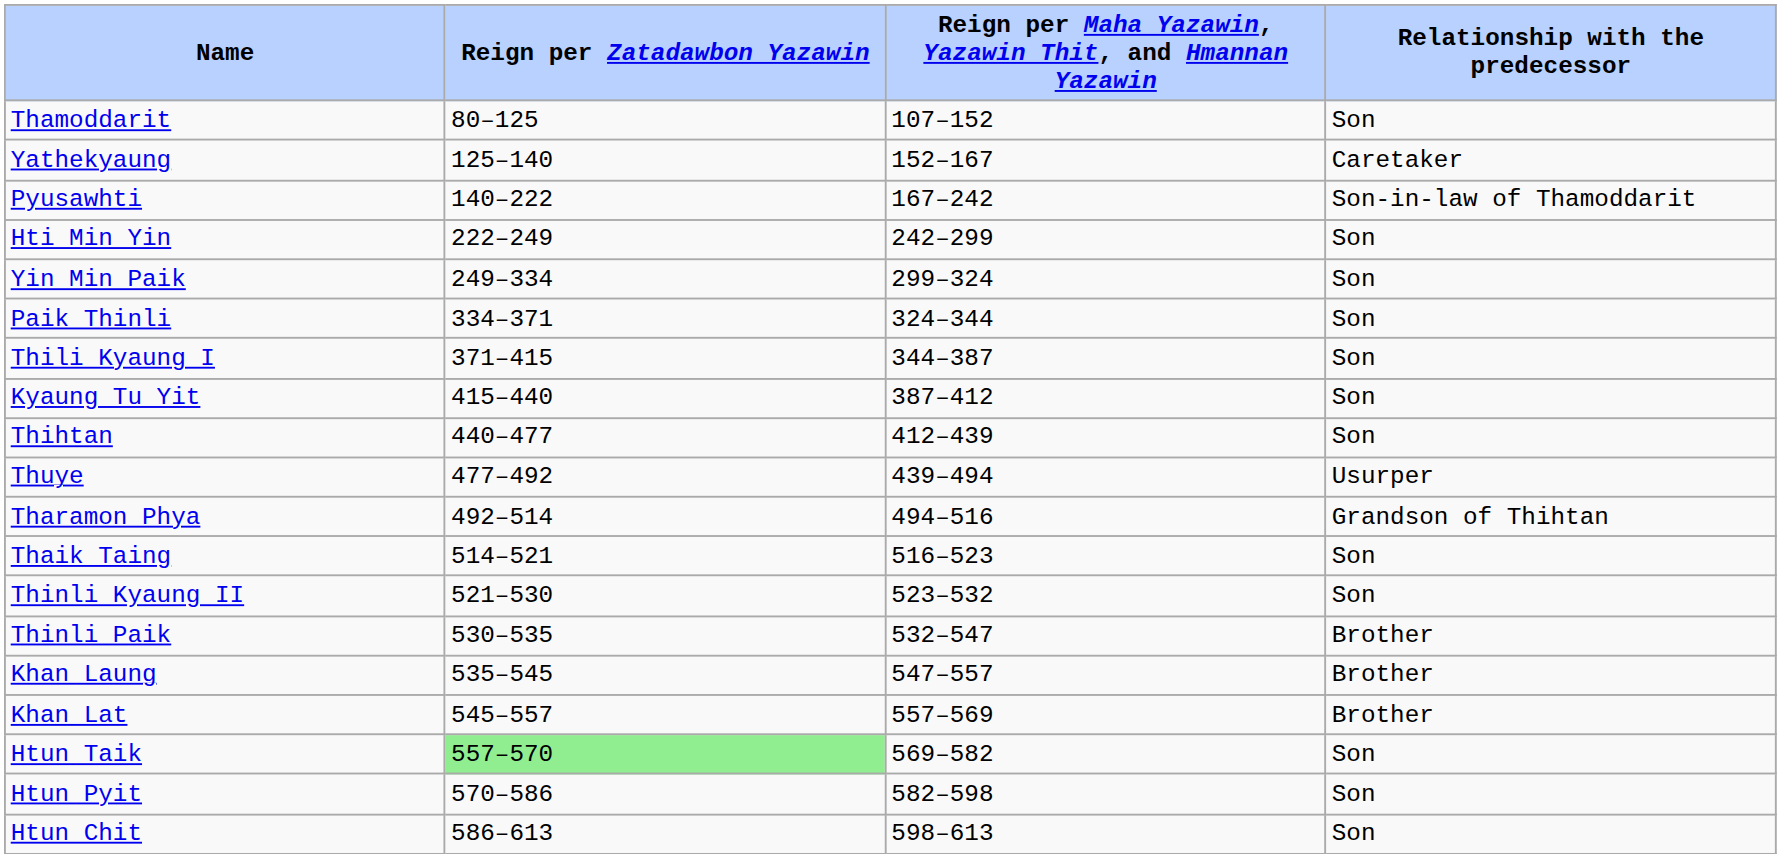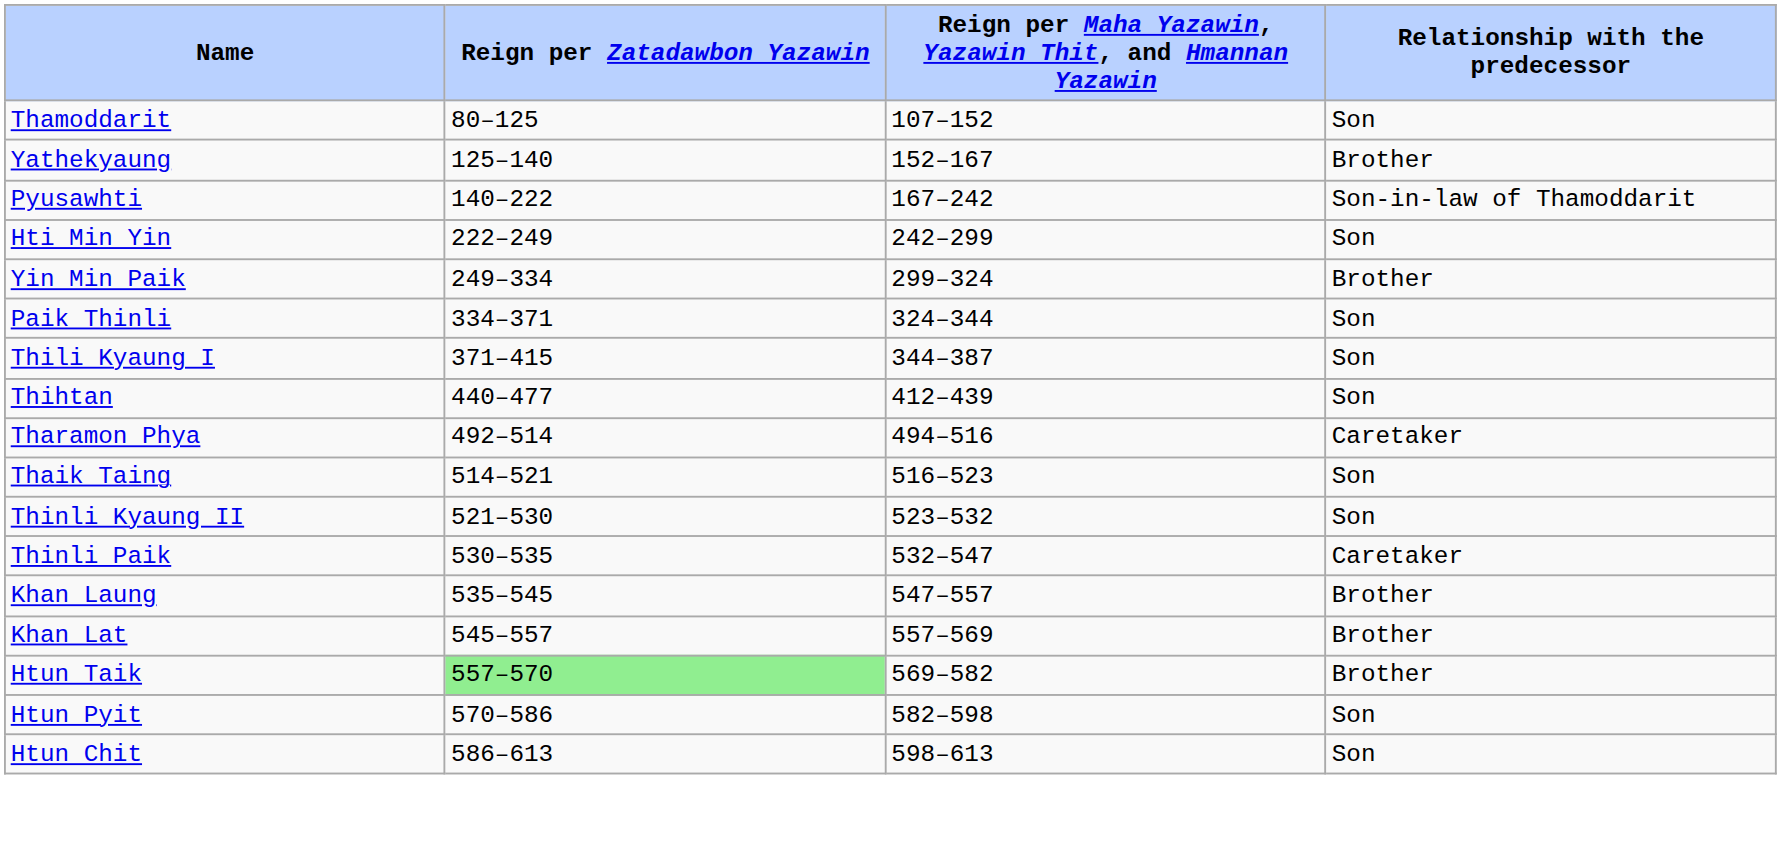(1397, 160) Caretaker -> (1383, 160) Brother
(1354, 279) Son -> (1383, 279) Brother
- row: (106, 398)
- row: (47, 477)
(1470, 517) Grandson of Thihtan -> (1397, 437) Caretaker
(1383, 636) Brother -> (1397, 556) Caretaker
(1354, 754) Son -> (1383, 675) Brother
